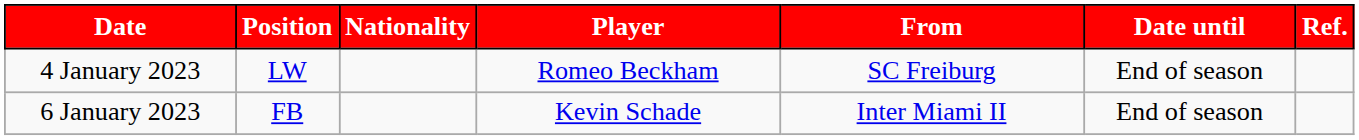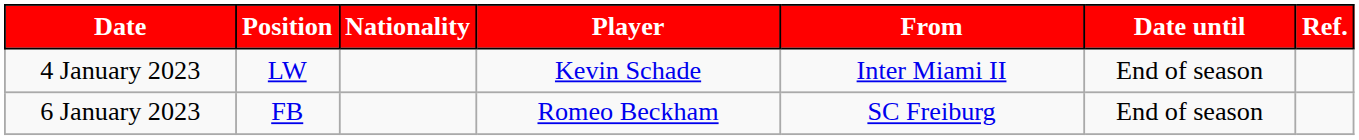(628, 69) Romeo Beckham -> (628, 69) Kevin Schade
(932, 69) SC Freiburg -> (932, 69) Inter Miami II
(628, 112) Kevin Schade -> (628, 112) Romeo Beckham
(932, 112) Inter Miami II -> (932, 112) SC Freiburg
